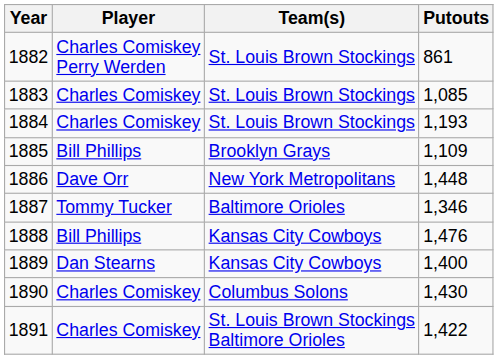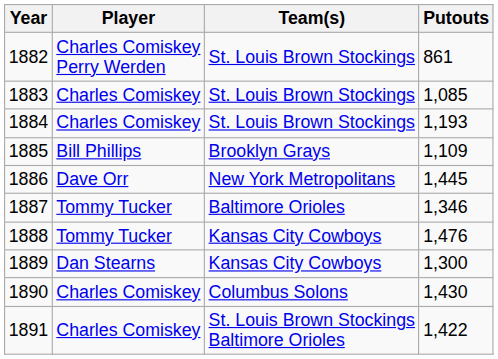(445, 179) 1,448 -> (445, 179) 1,445
(99, 235) Bill Phillips -> (114, 235) Tommy Tucker
(445, 263) 1,400 -> (445, 263) 1,300
